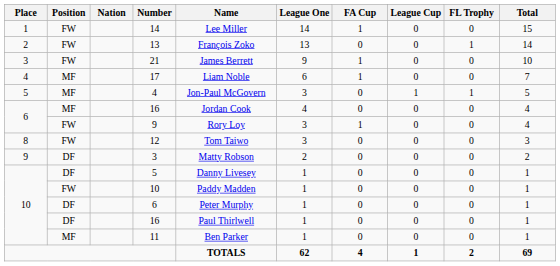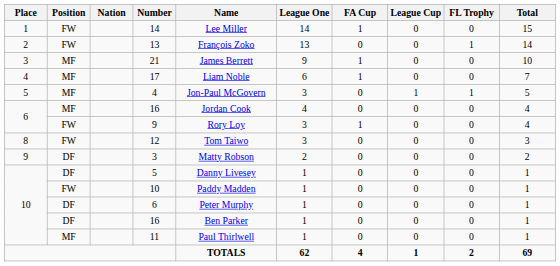(69, 60) FW -> (69, 60) MF
(226, 221) Paul Thirlwell -> (226, 221) Ben Parker
(226, 237) Ben Parker -> (226, 237) Paul Thirlwell
